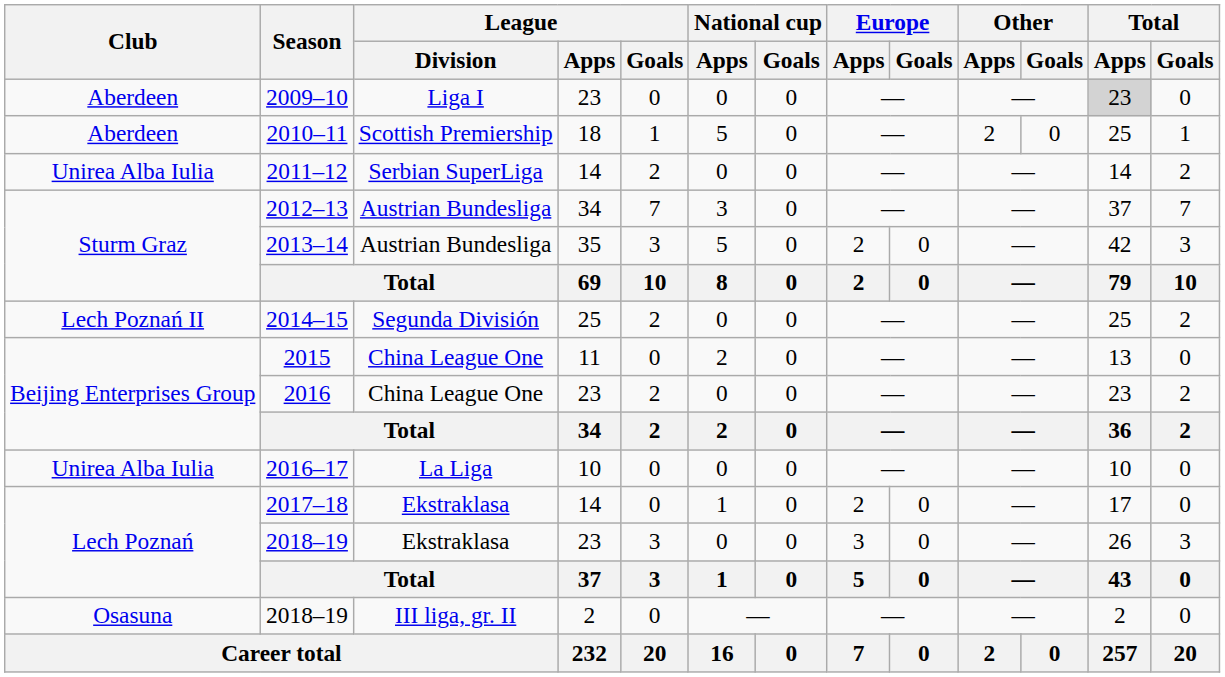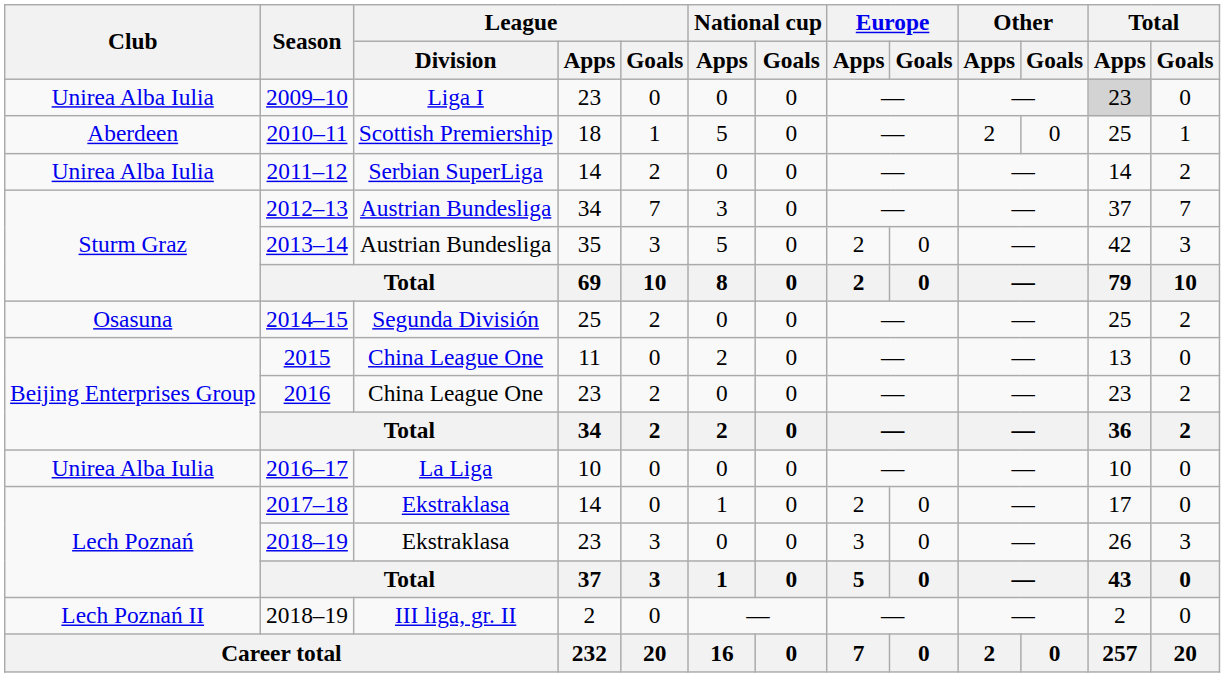(133, 97) Aberdeen -> (133, 97) Unirea Alba Iulia
(133, 319) Lech Poznań II -> (133, 319) Osasuna
(133, 615) Osasuna -> (133, 615) Lech Poznań II
